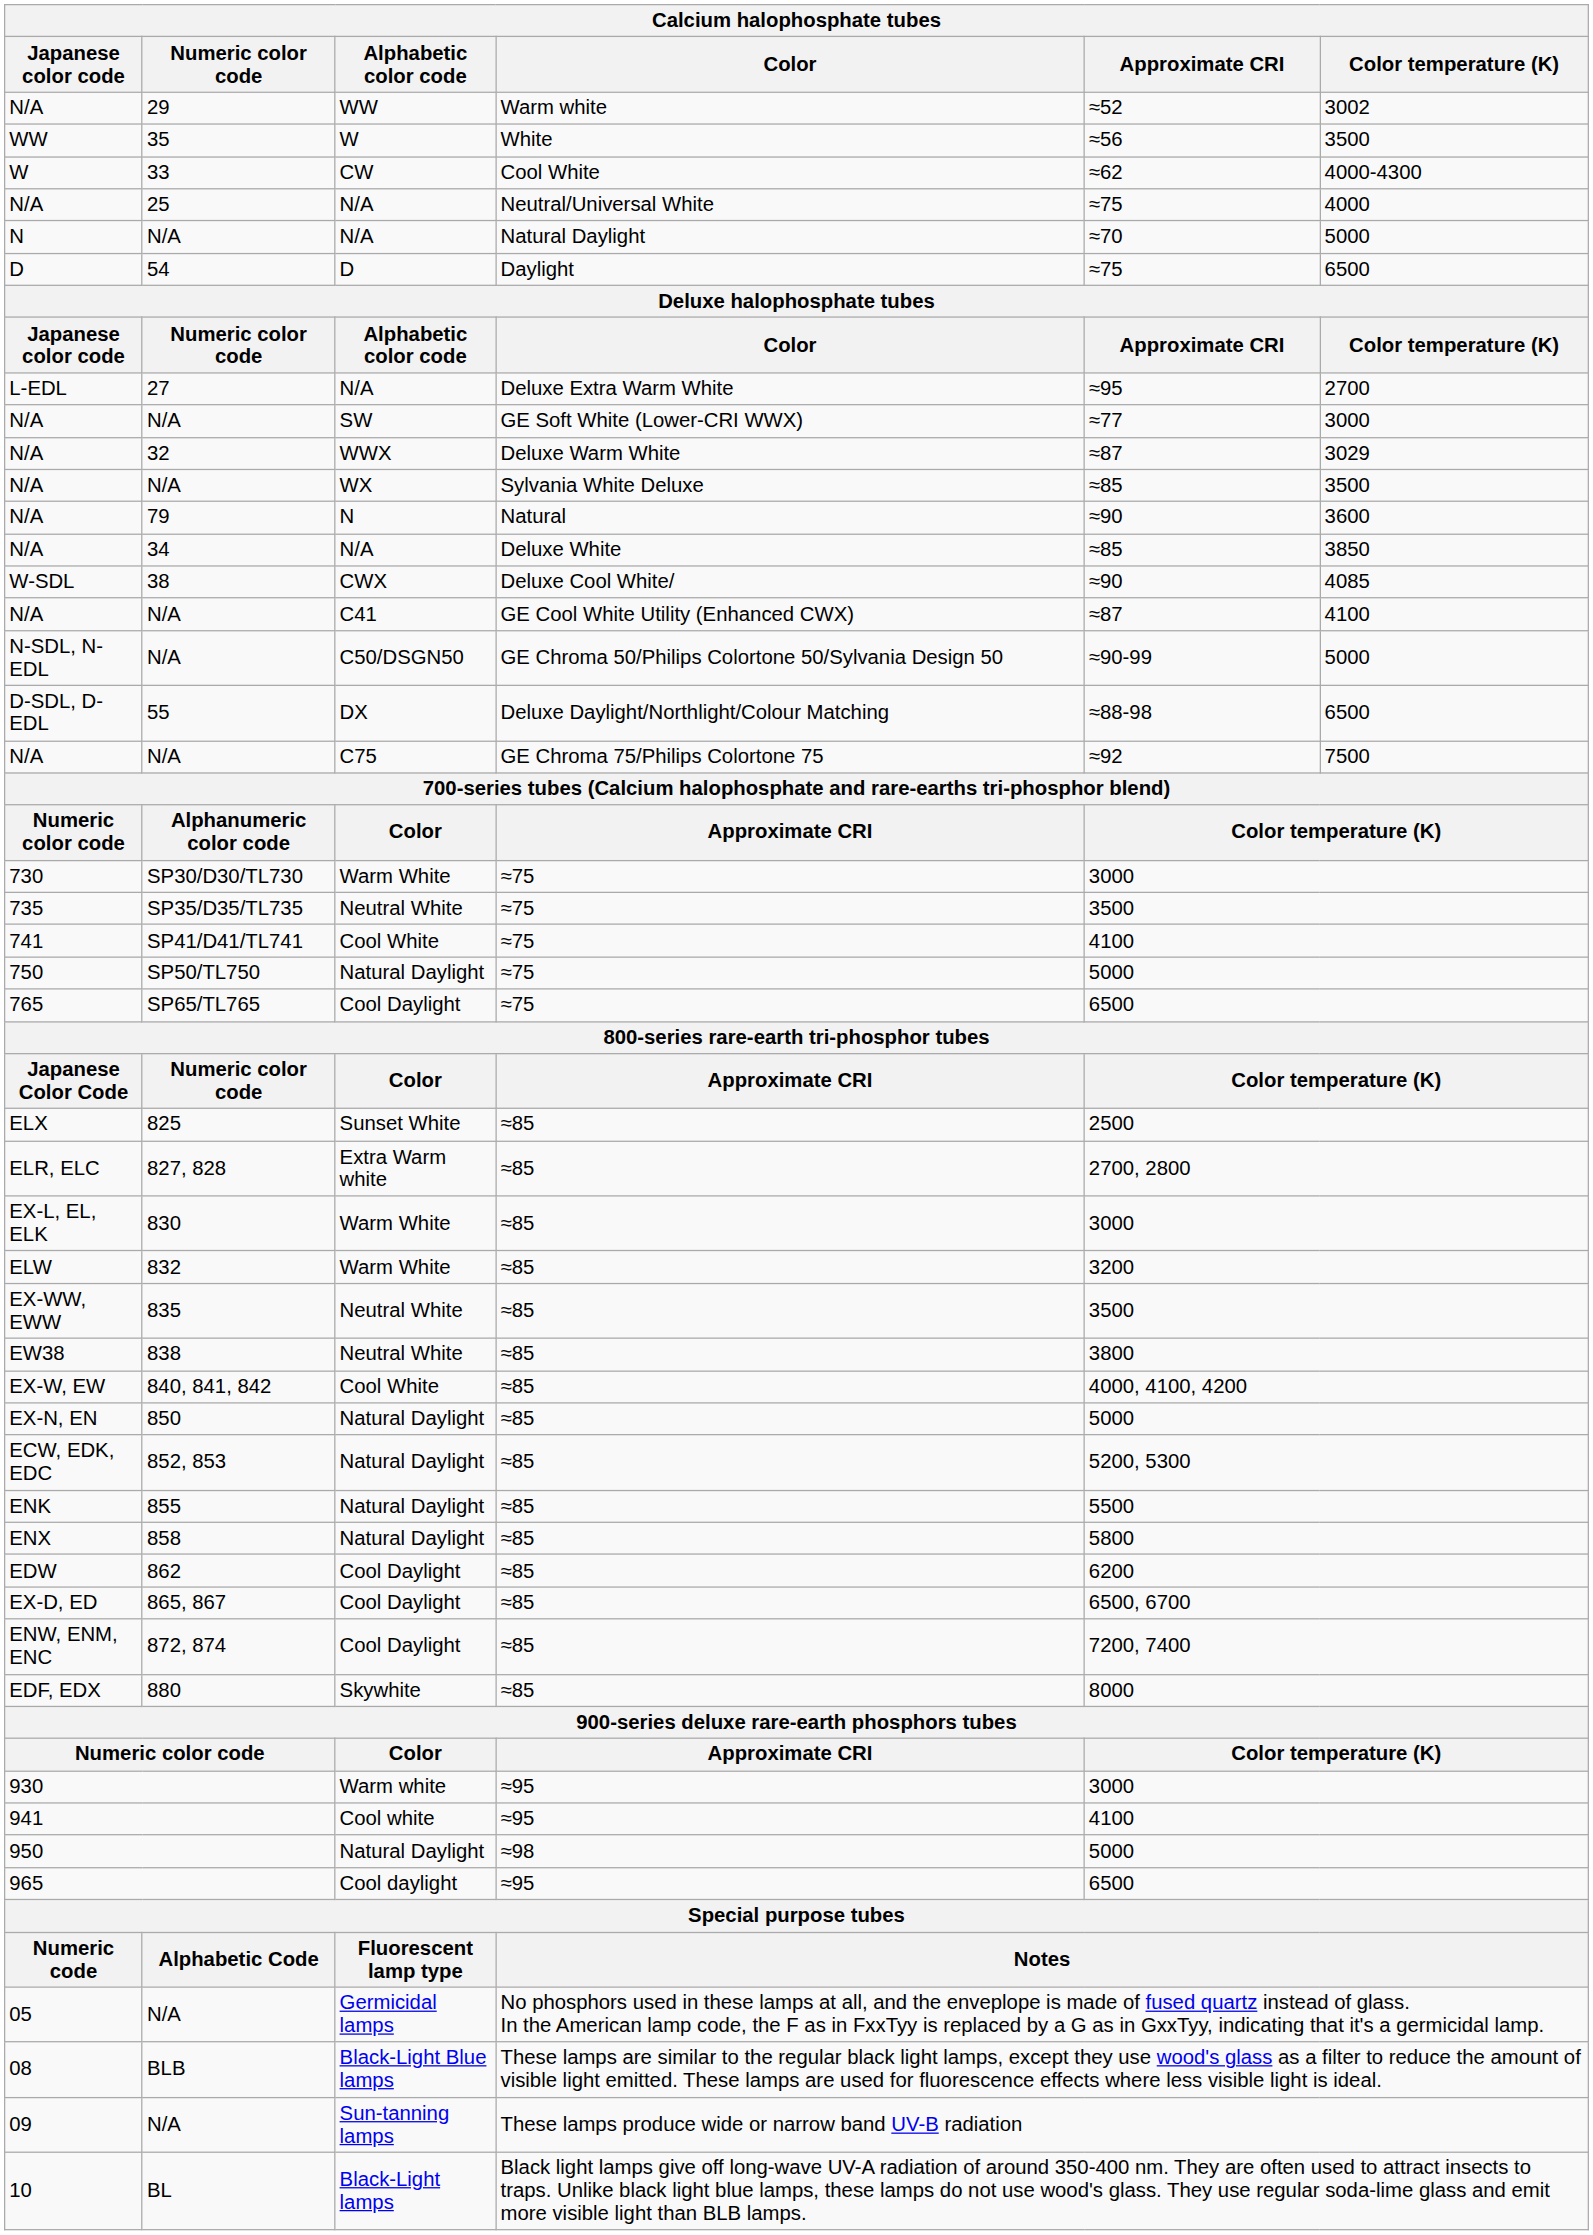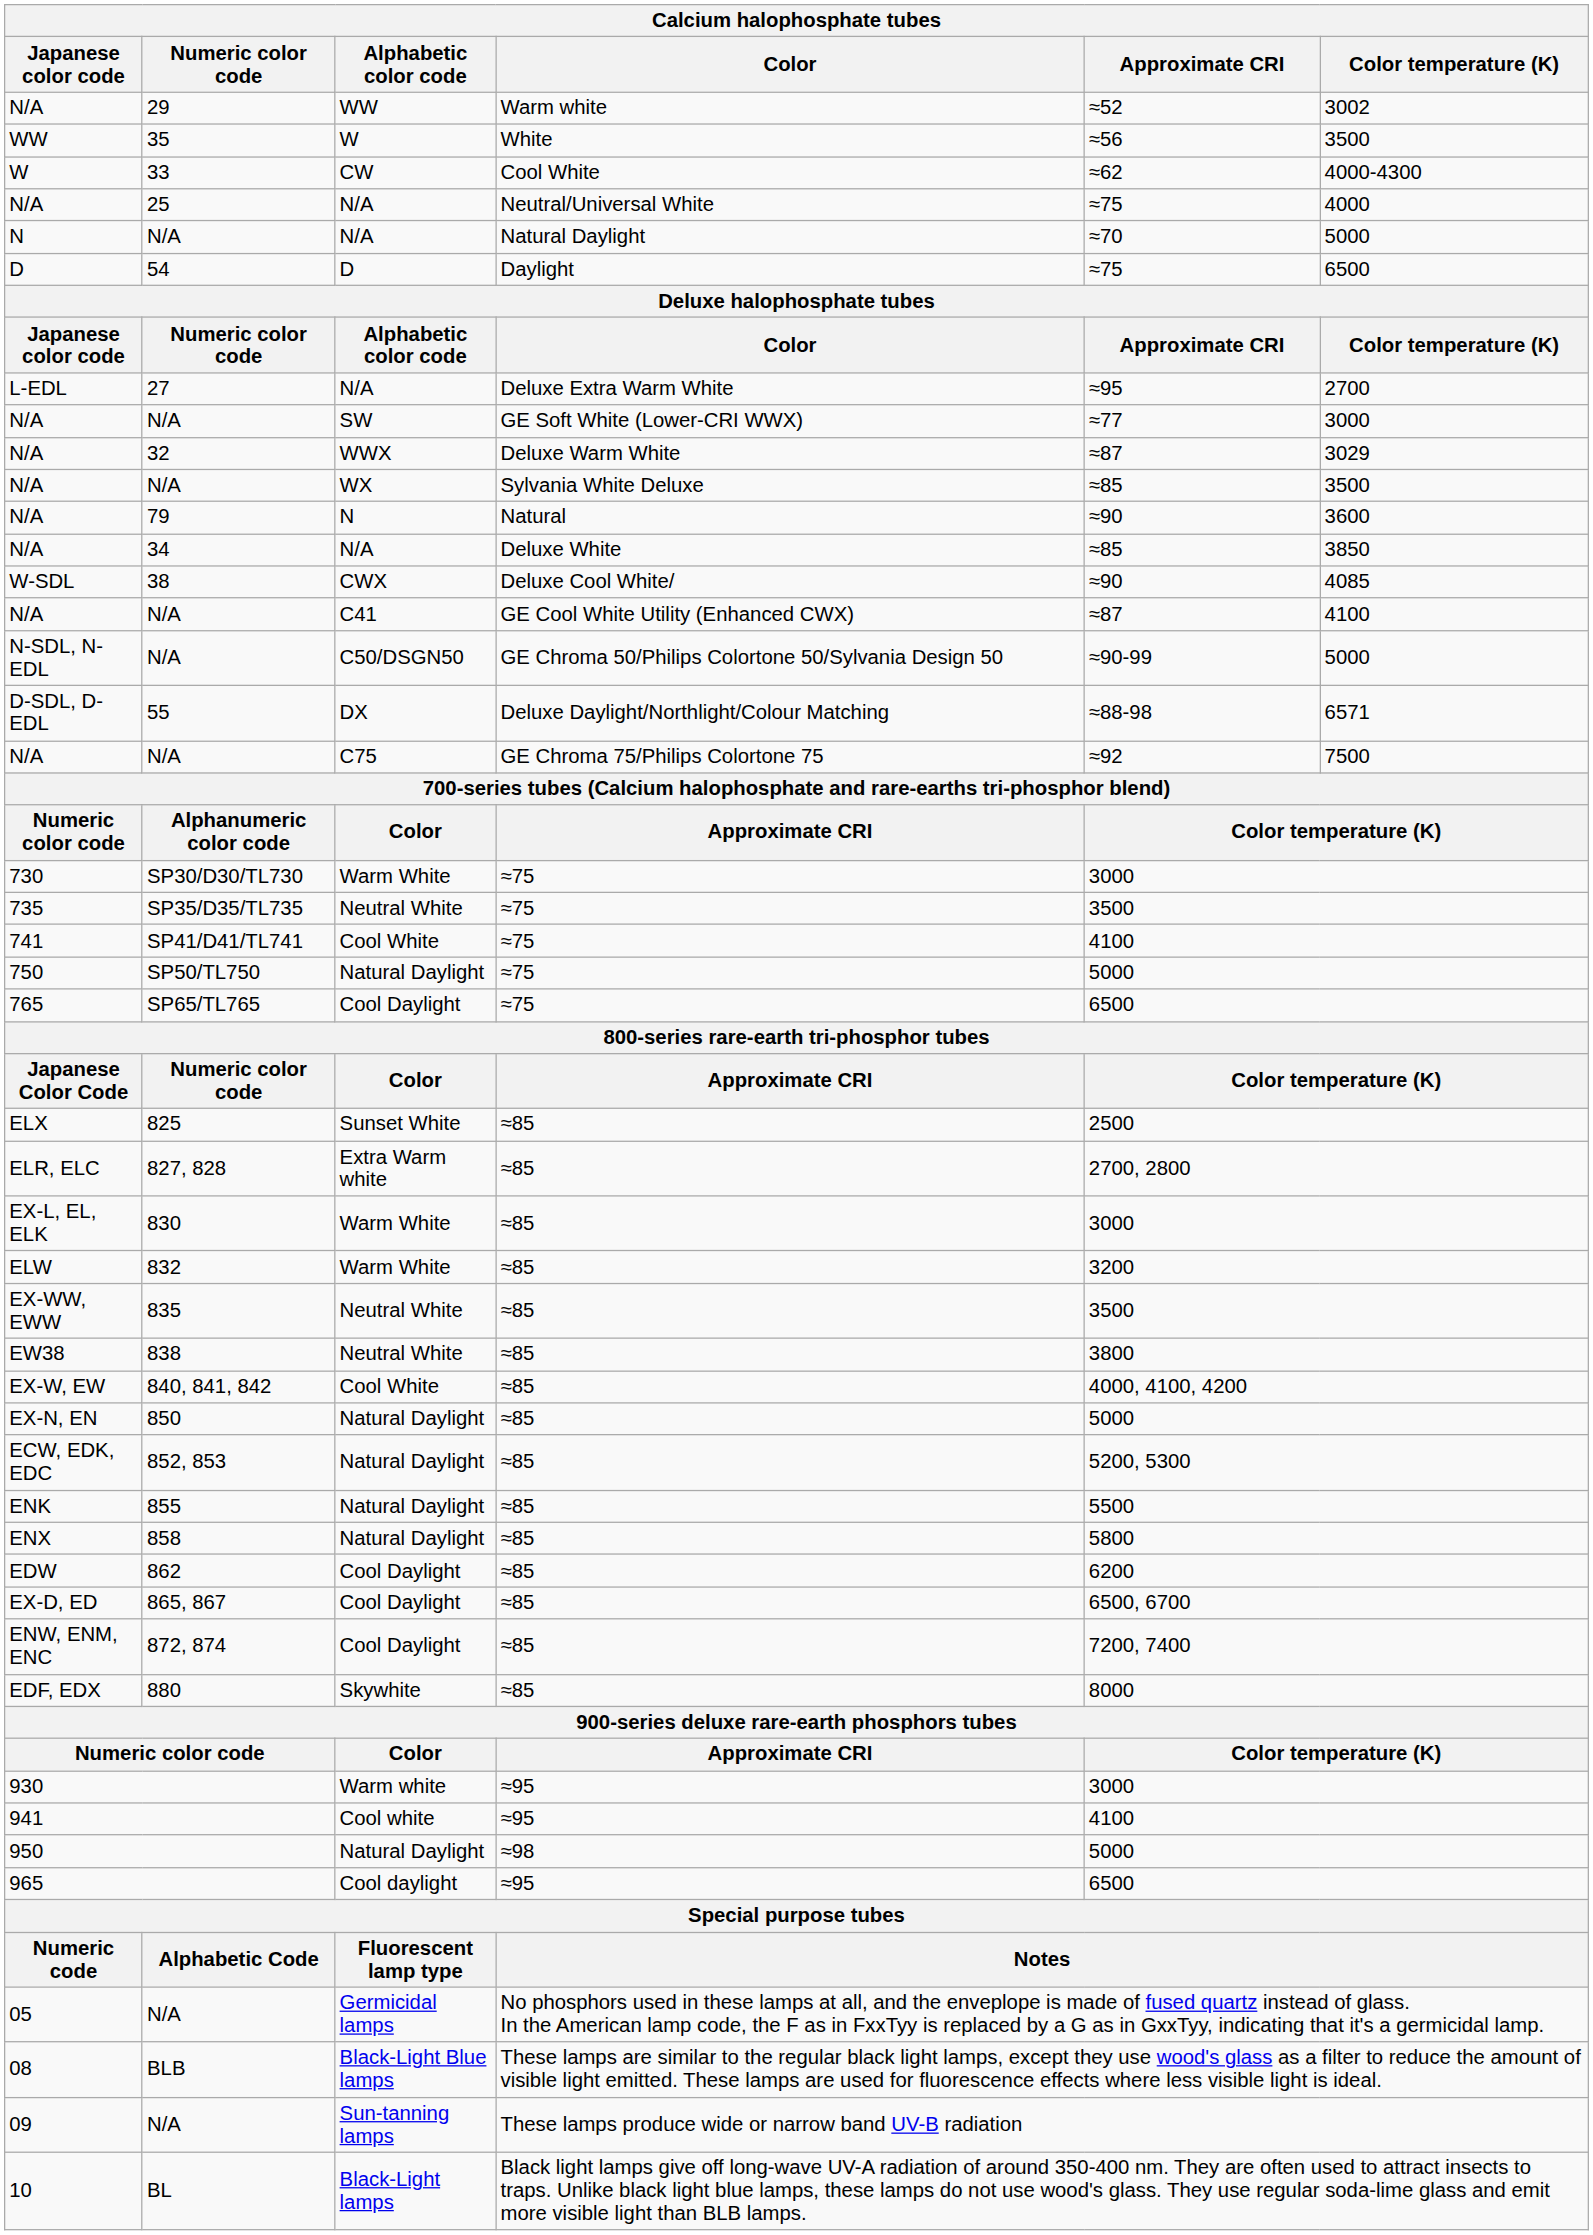(1347, 712) 6500 -> (1347, 712) 6571
